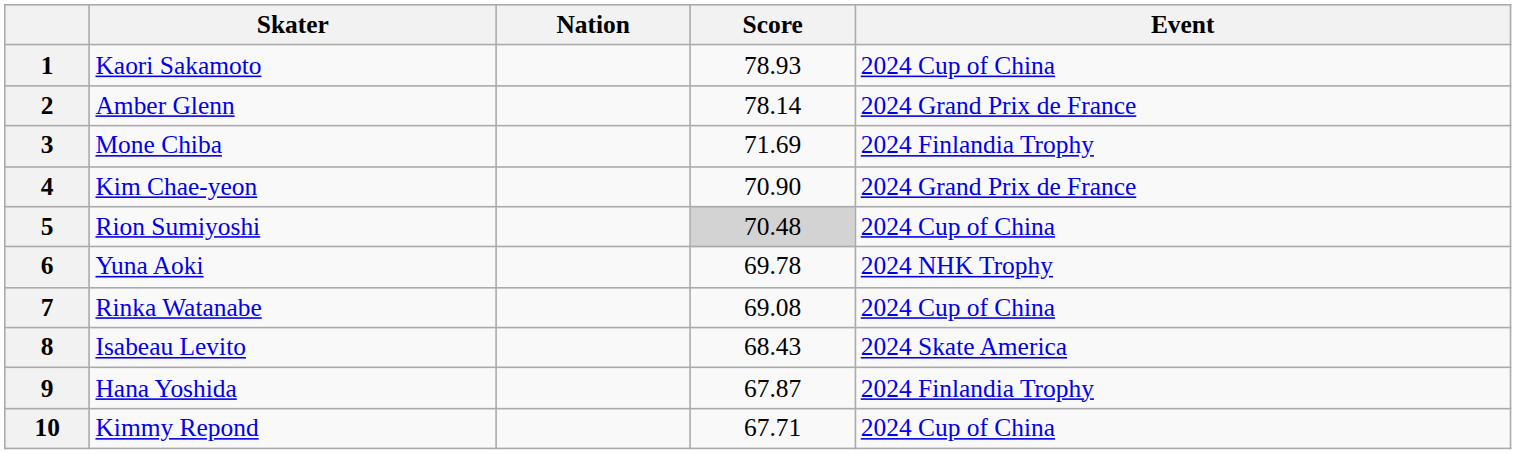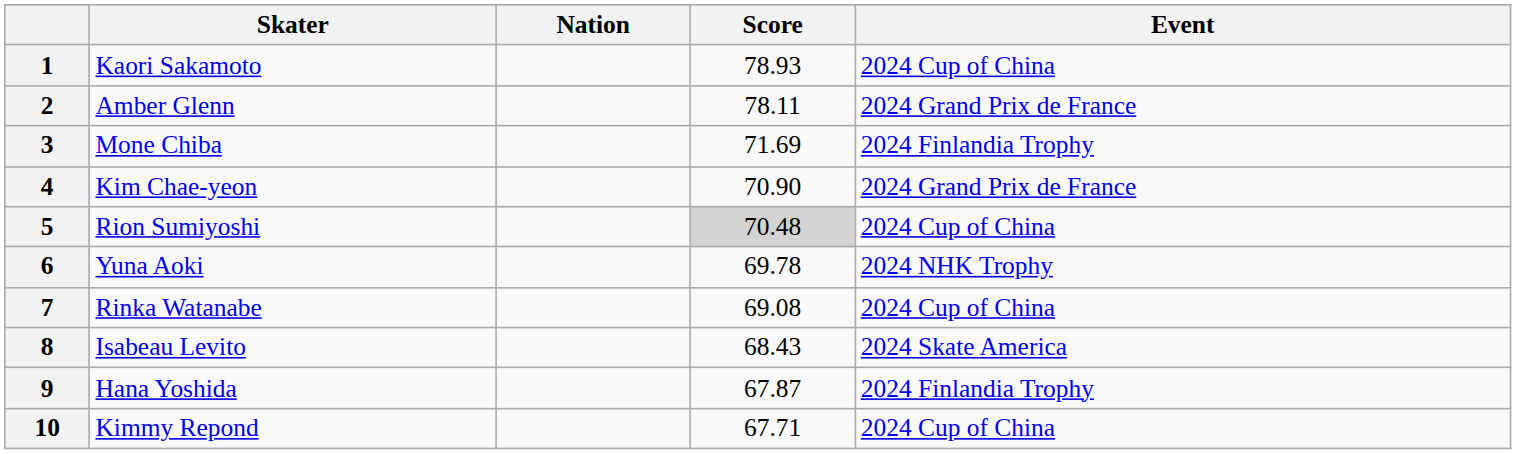(773, 105) 78.14 -> (773, 105) 78.11
